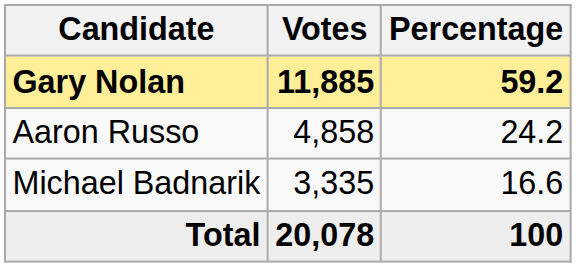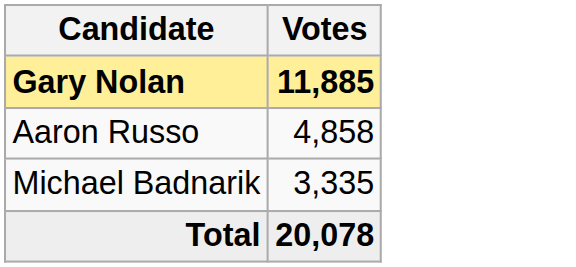- column: (476, 30)
